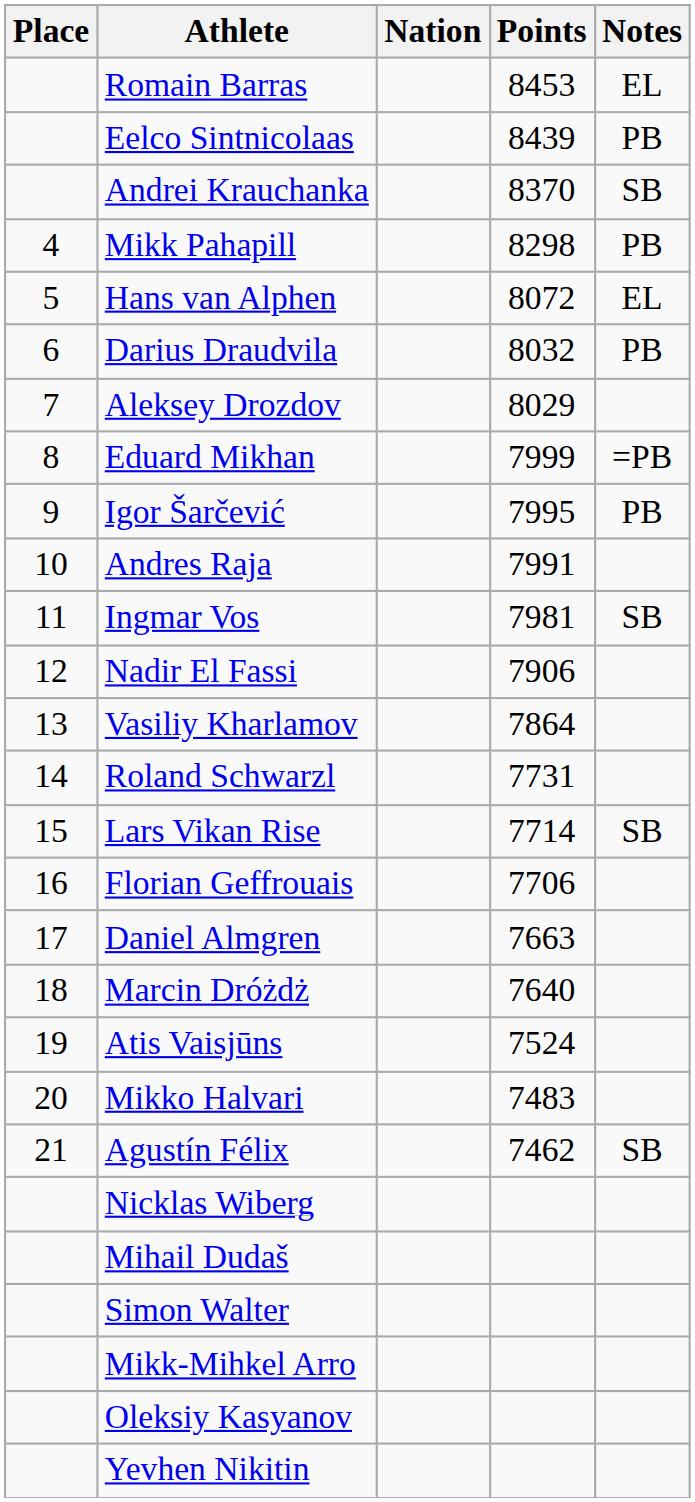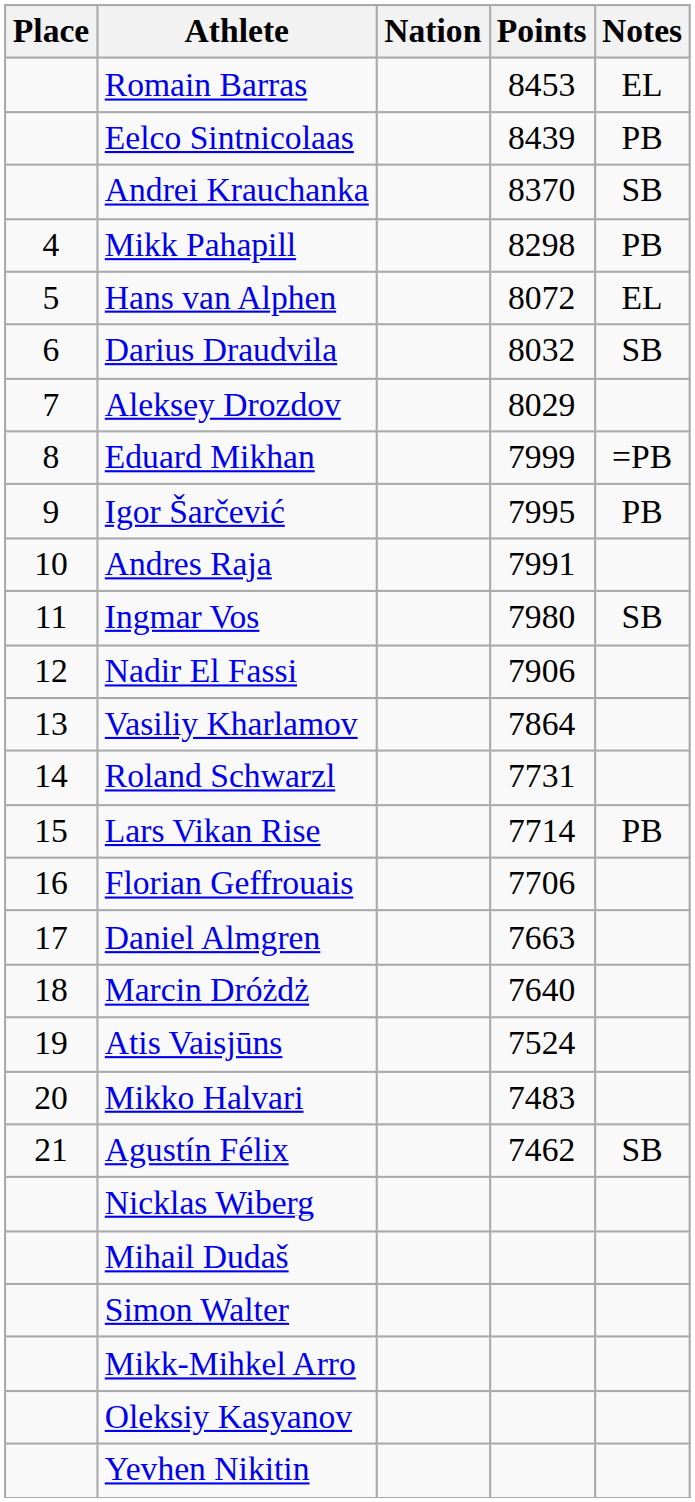(642, 350) PB -> (642, 350) SB
(542, 617) 7981 -> (542, 617) 7980
(642, 830) SB -> (642, 830) PB
